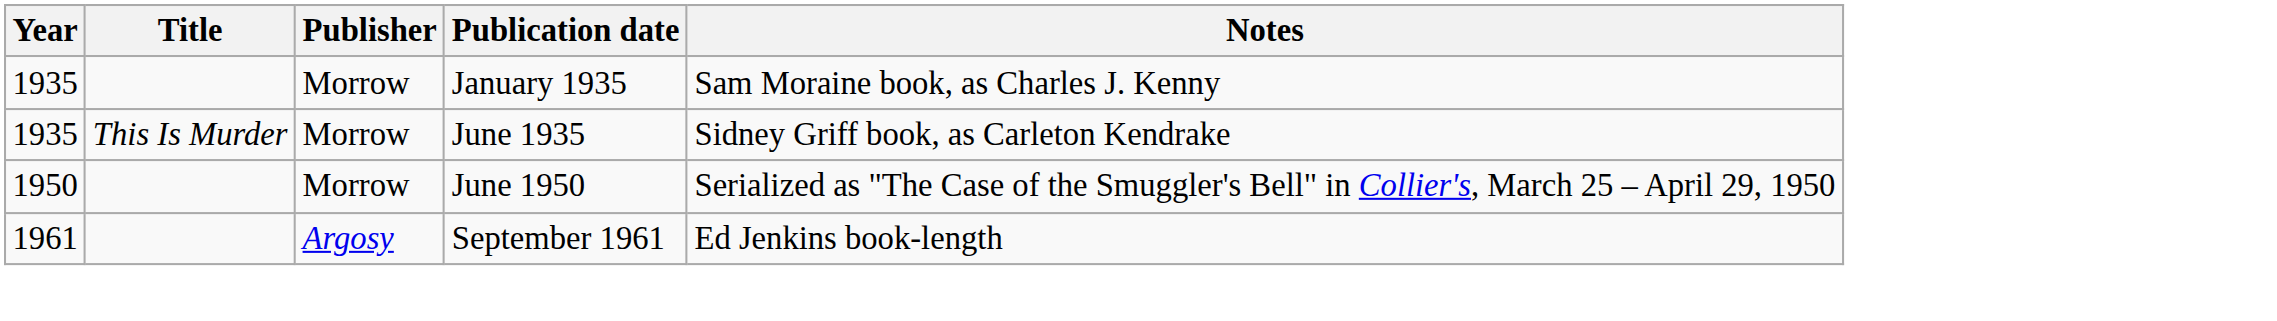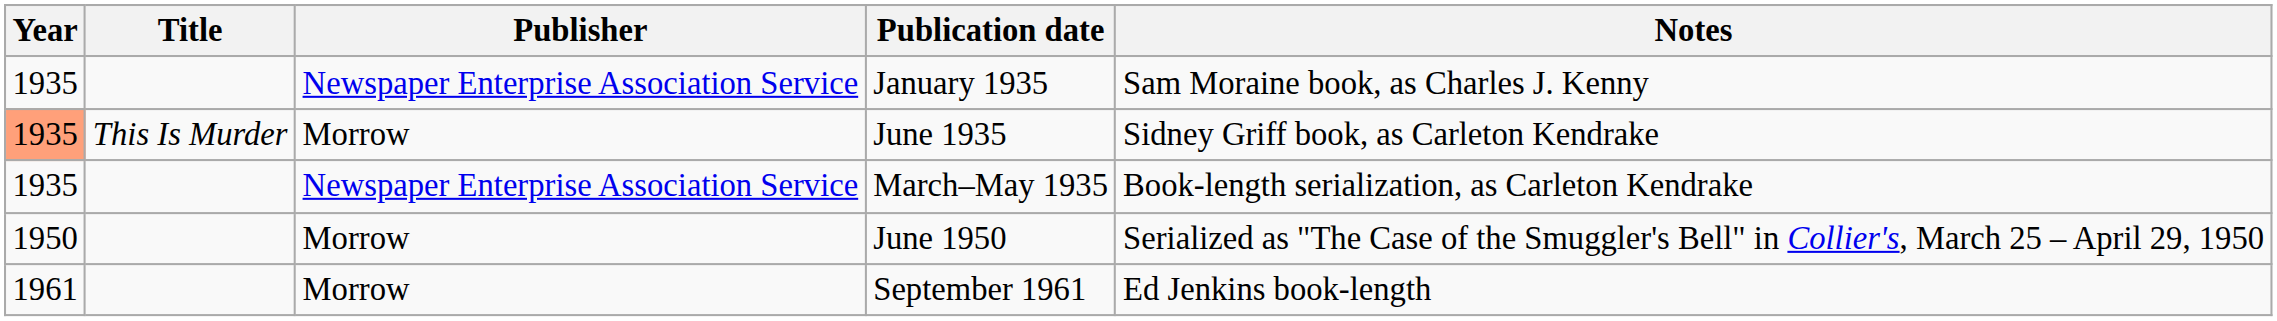(356, 82) Morrow -> (580, 82) Newspaper Enterprise Association Service
(45, 133) no background -> (45, 133) lightsalmon background
+ row: (991, 185)
(348, 237) Argosy -> (356, 289) Morrow
